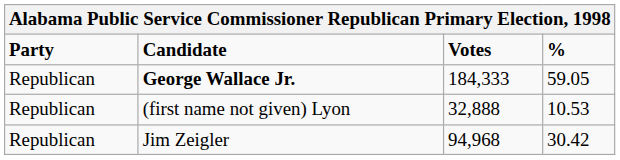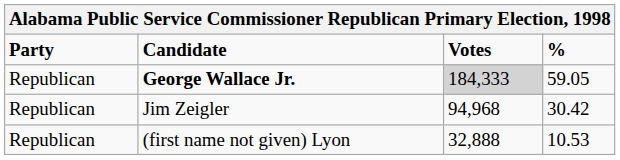(479, 79) no background -> (479, 79) lightgrey background
rows swapped: (186, 139) <-> (246, 109)
